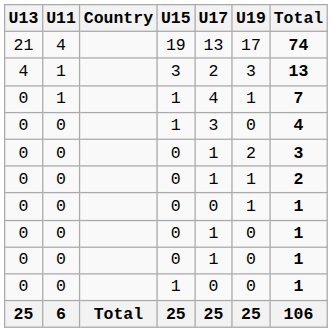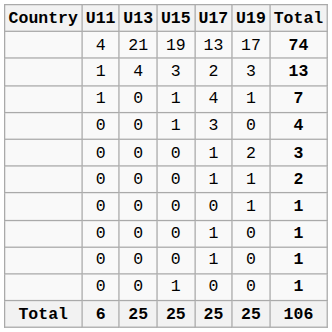columns swapped: (118, 18) <-> (23, 18)
